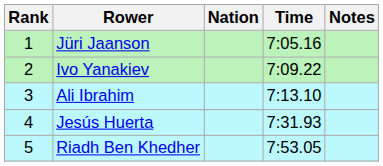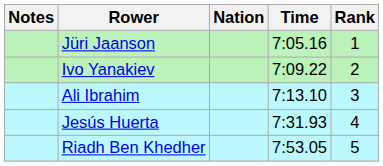columns swapped: (28, 17) <-> (352, 17)
